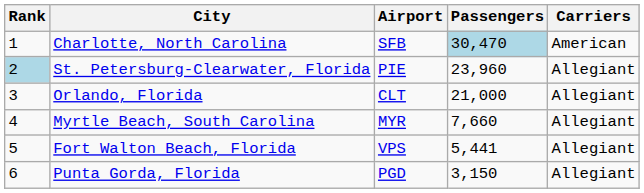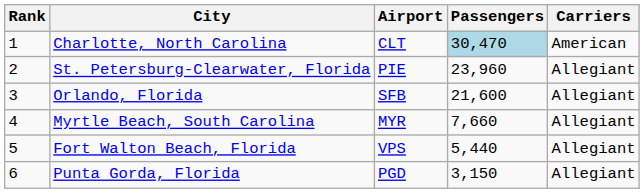(392, 44) SFB -> (392, 44) CLT
(13, 70) lightblue background -> (13, 70) no background
(392, 96) CLT -> (392, 96) SFB
(479, 96) 21,000 -> (479, 96) 21,600
(474, 148) 5,441 -> (474, 148) 5,440
